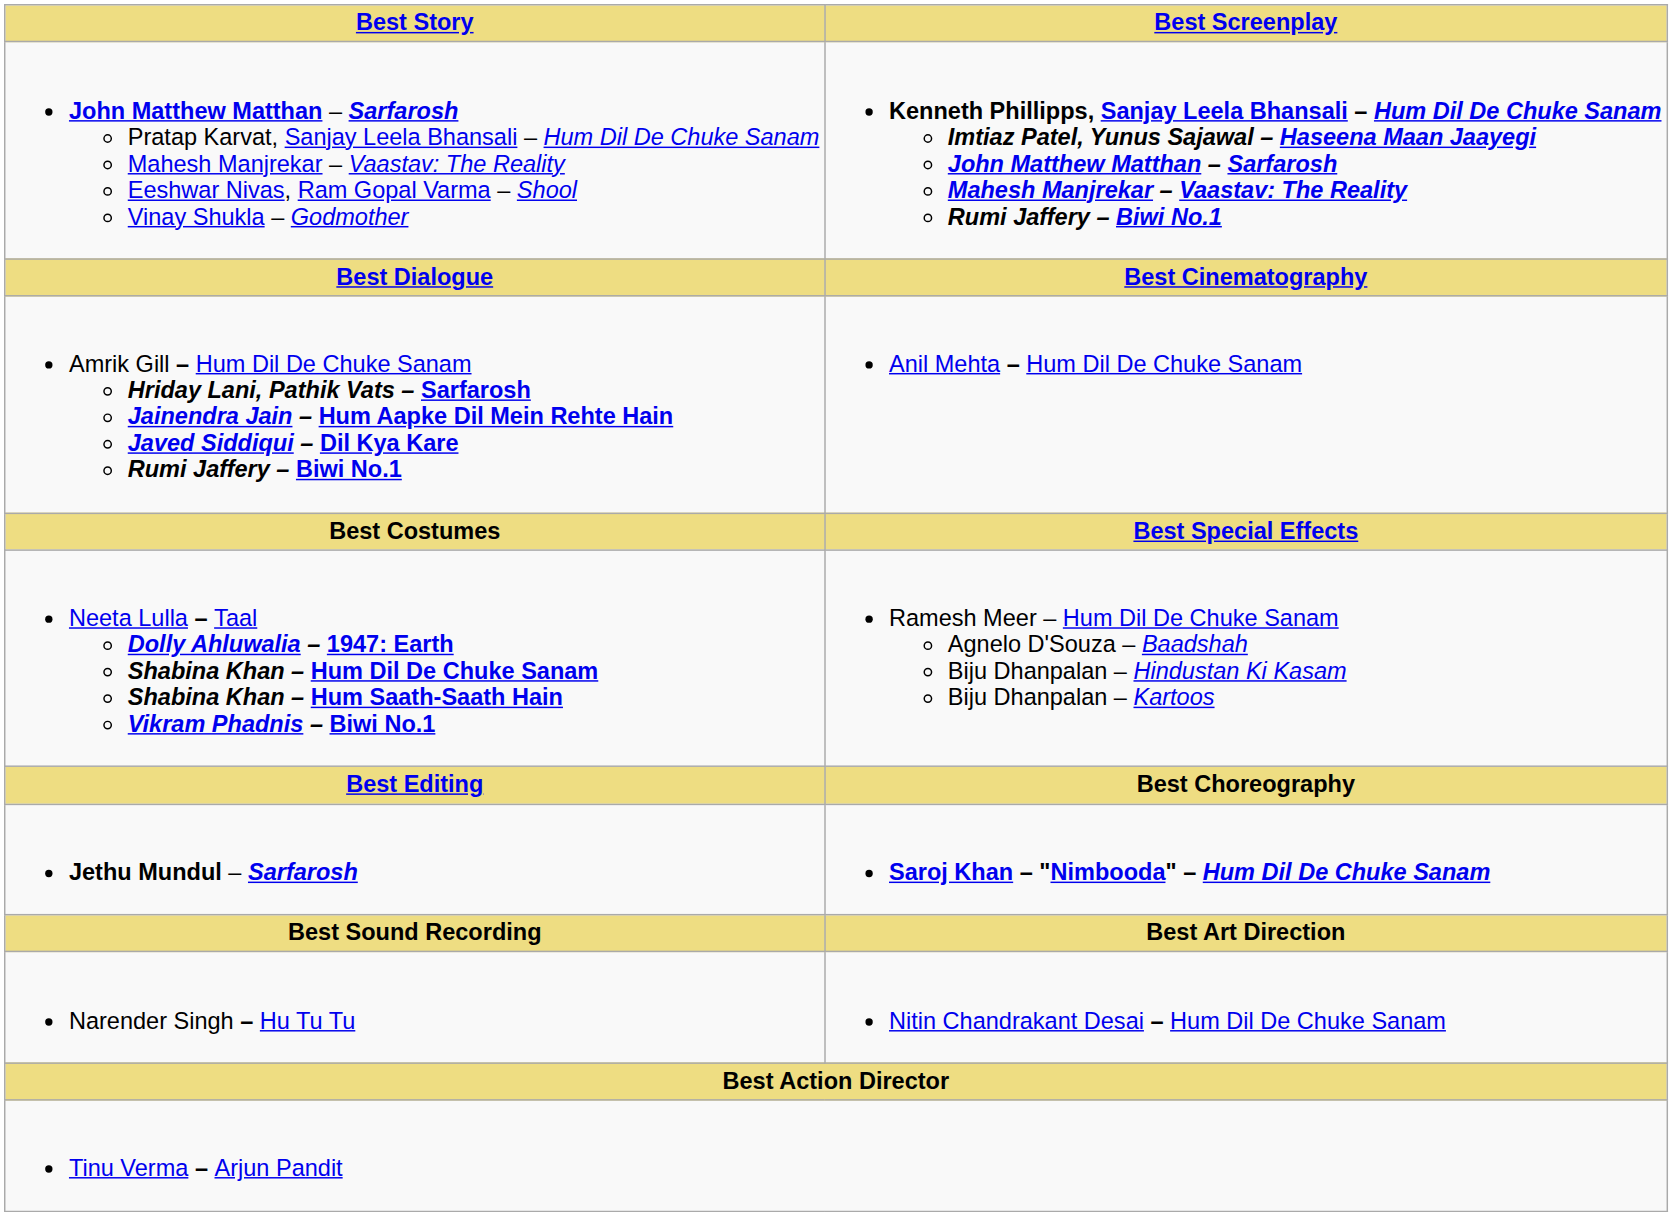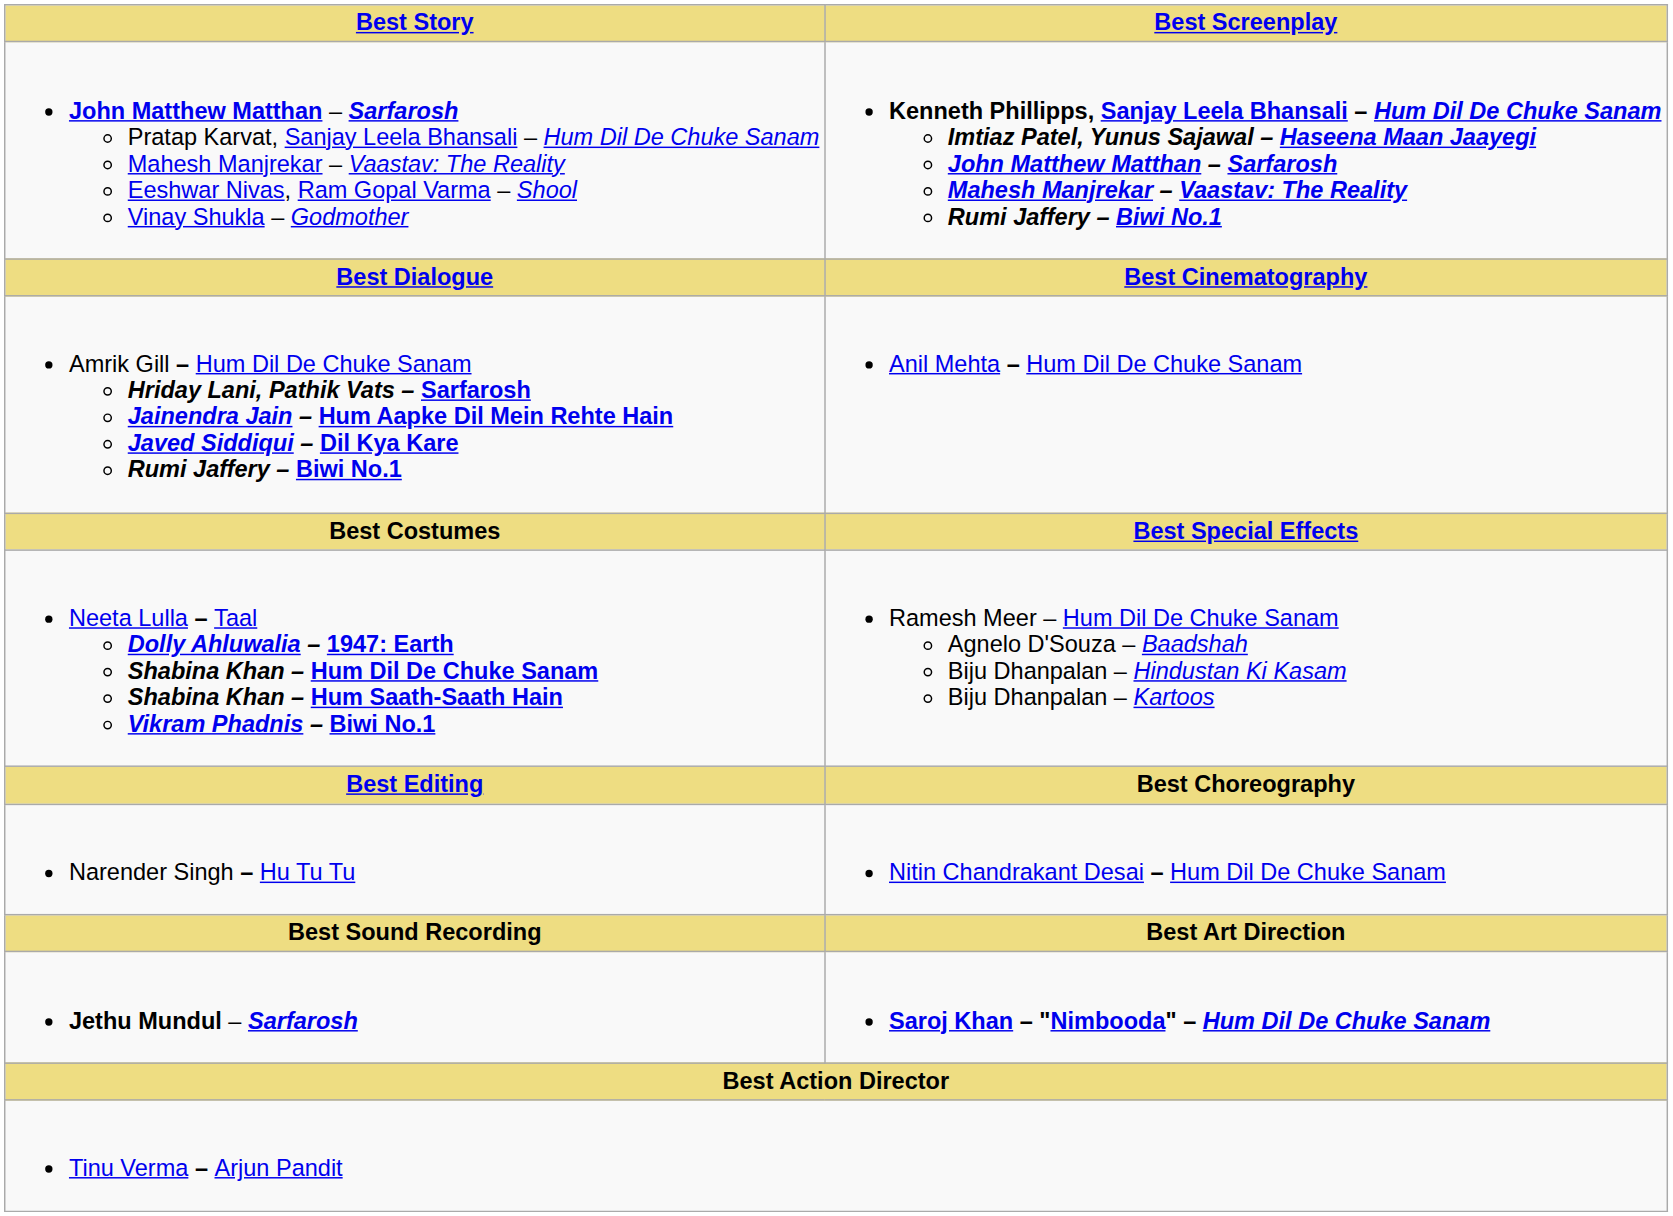rows swapped: (415, 872) <-> (415, 1021)
